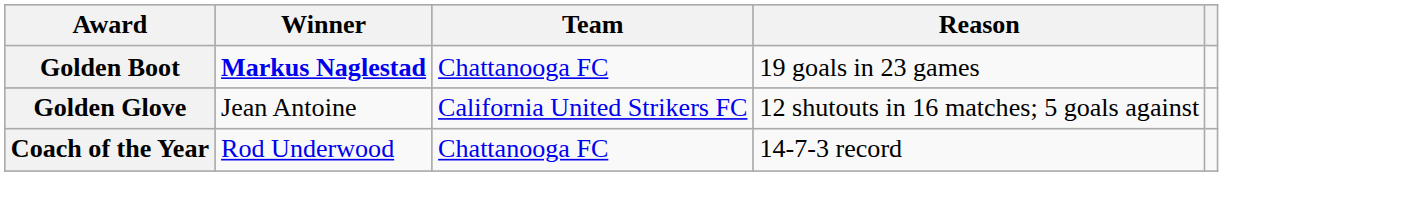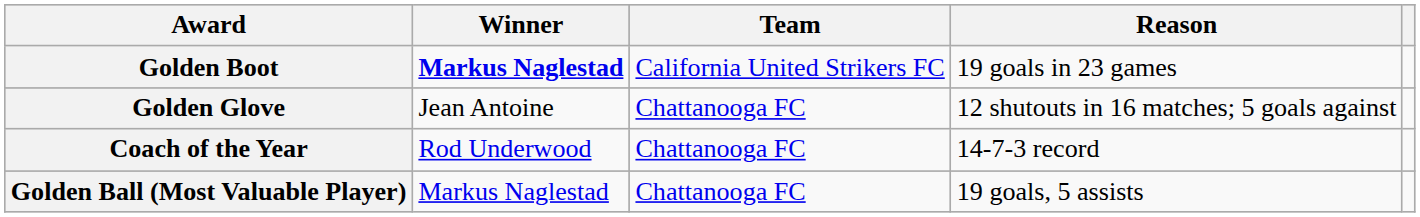(523, 66) Chattanooga FC -> (790, 66) California United Strikers FC
(593, 107) California United Strikers FC -> (721, 107) Chattanooga FC
+ row: (209, 190)
